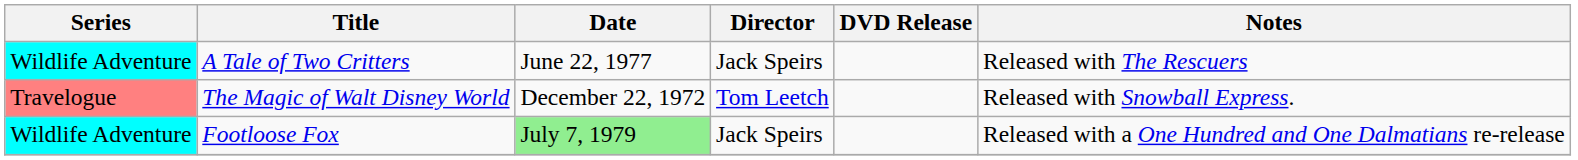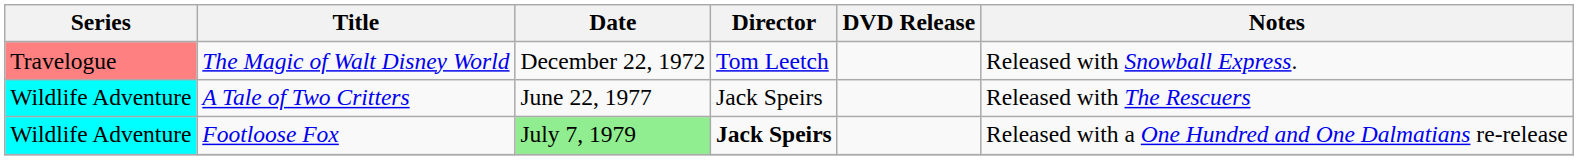rows swapped: (356, 97) <-> (306, 60)
(769, 135) normal -> (774, 135) bold
